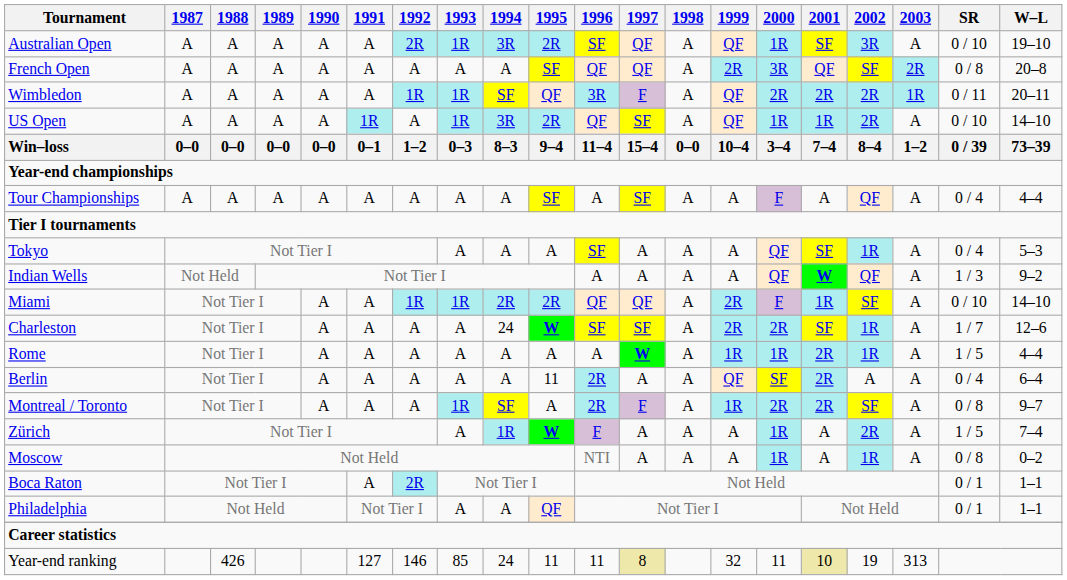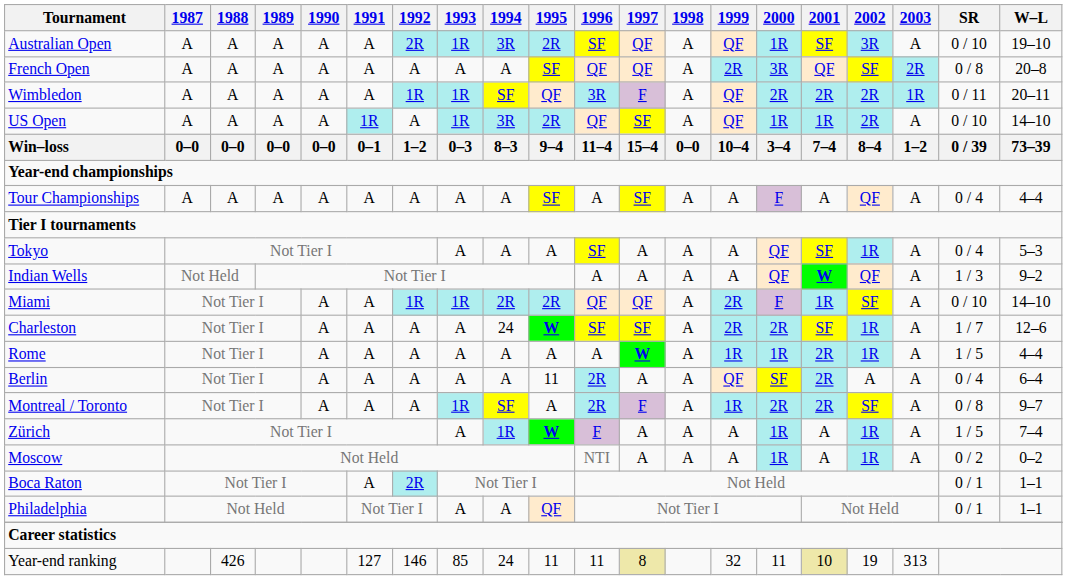(870, 432) 2R -> (870, 432) 1R
(969, 457) 0 / 8 -> (969, 457) 0 / 2
